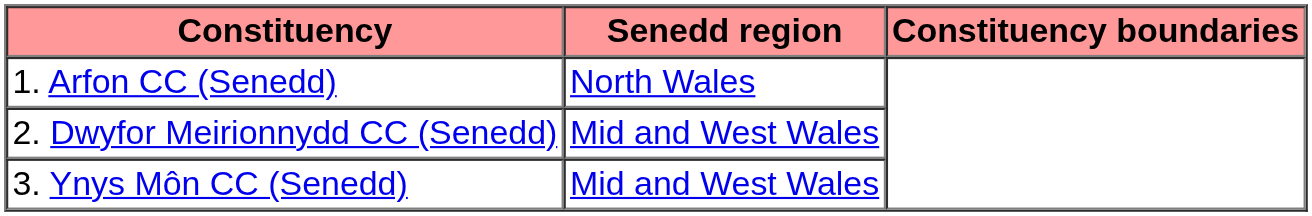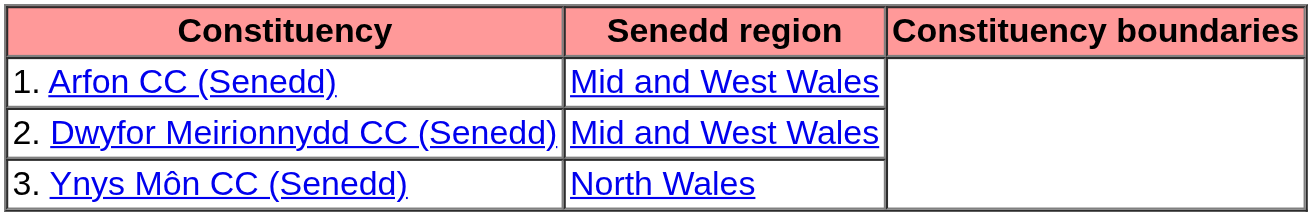(663, 81) North Wales -> (725, 81) Mid and West Wales
(725, 183) Mid and West Wales -> (663, 183) North Wales
